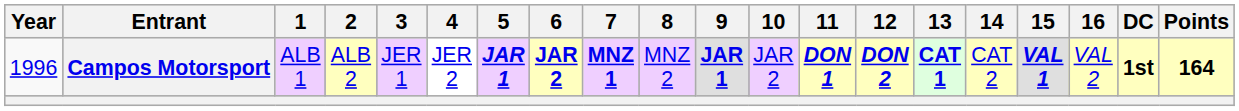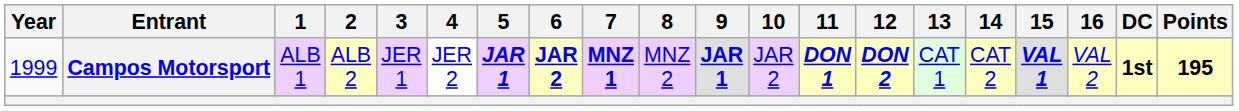(34, 67) 1996 -> (34, 67) 1999
(940, 67) bold -> (939, 67) normal
(1196, 67) 164 -> (1195, 67) 195
